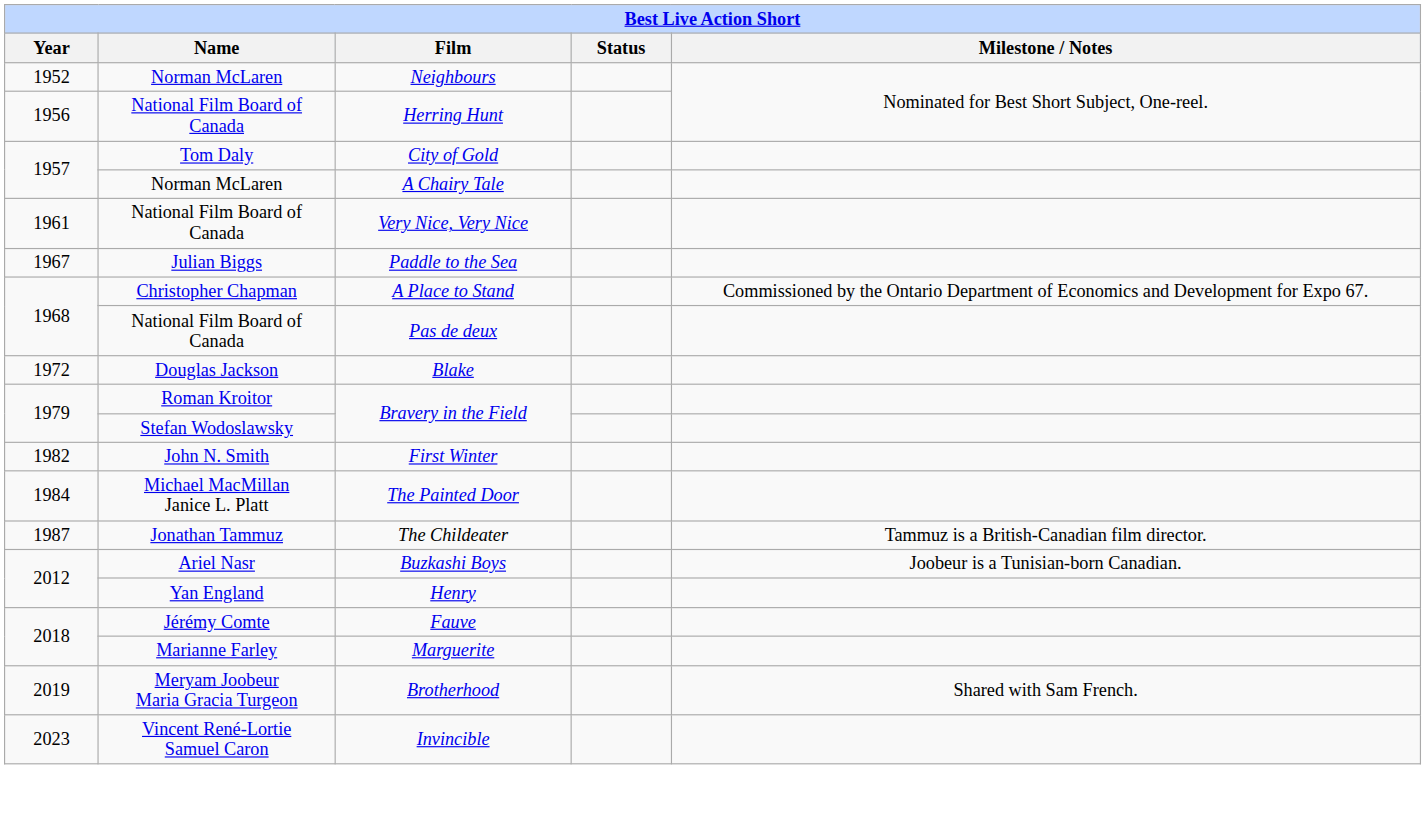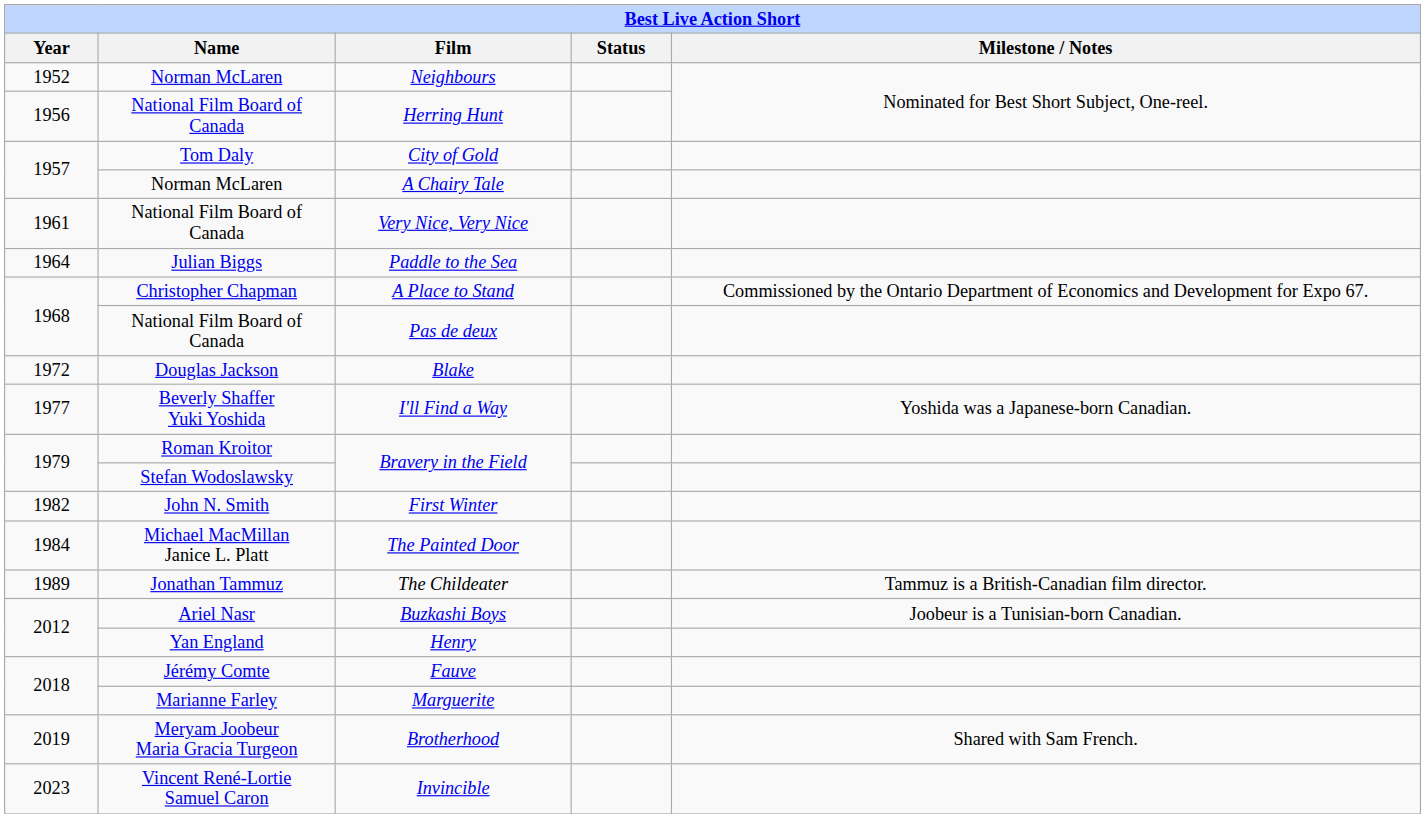(52, 262) 1967 -> (52, 262) 1964
+ row: (217, 408)
(52, 534) 1987 -> (52, 584) 1989
